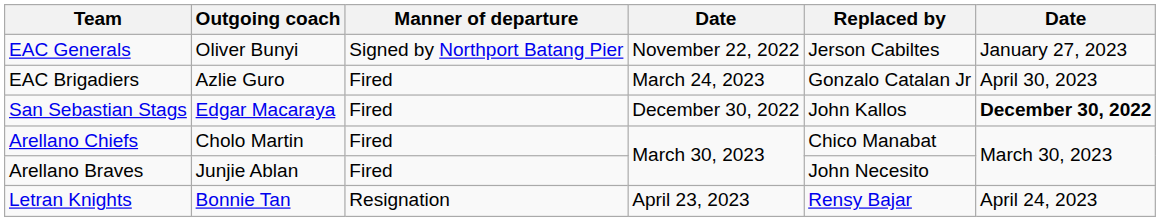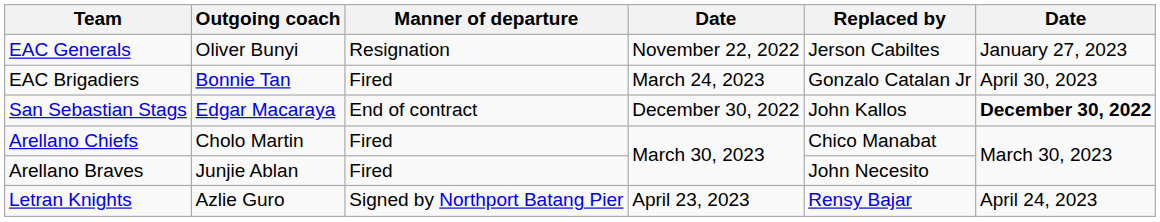(486, 49) Signed by Northport Batang Pier -> (400, 49) Resignation
(240, 79) Azlie Guro -> (243, 79) Bonnie Tan
(371, 110) Fired -> (413, 110) End of contract
(243, 200) Bonnie Tan -> (240, 200) Azlie Guro
(400, 200) Resignation -> (486, 200) Signed by Northport Batang Pier
